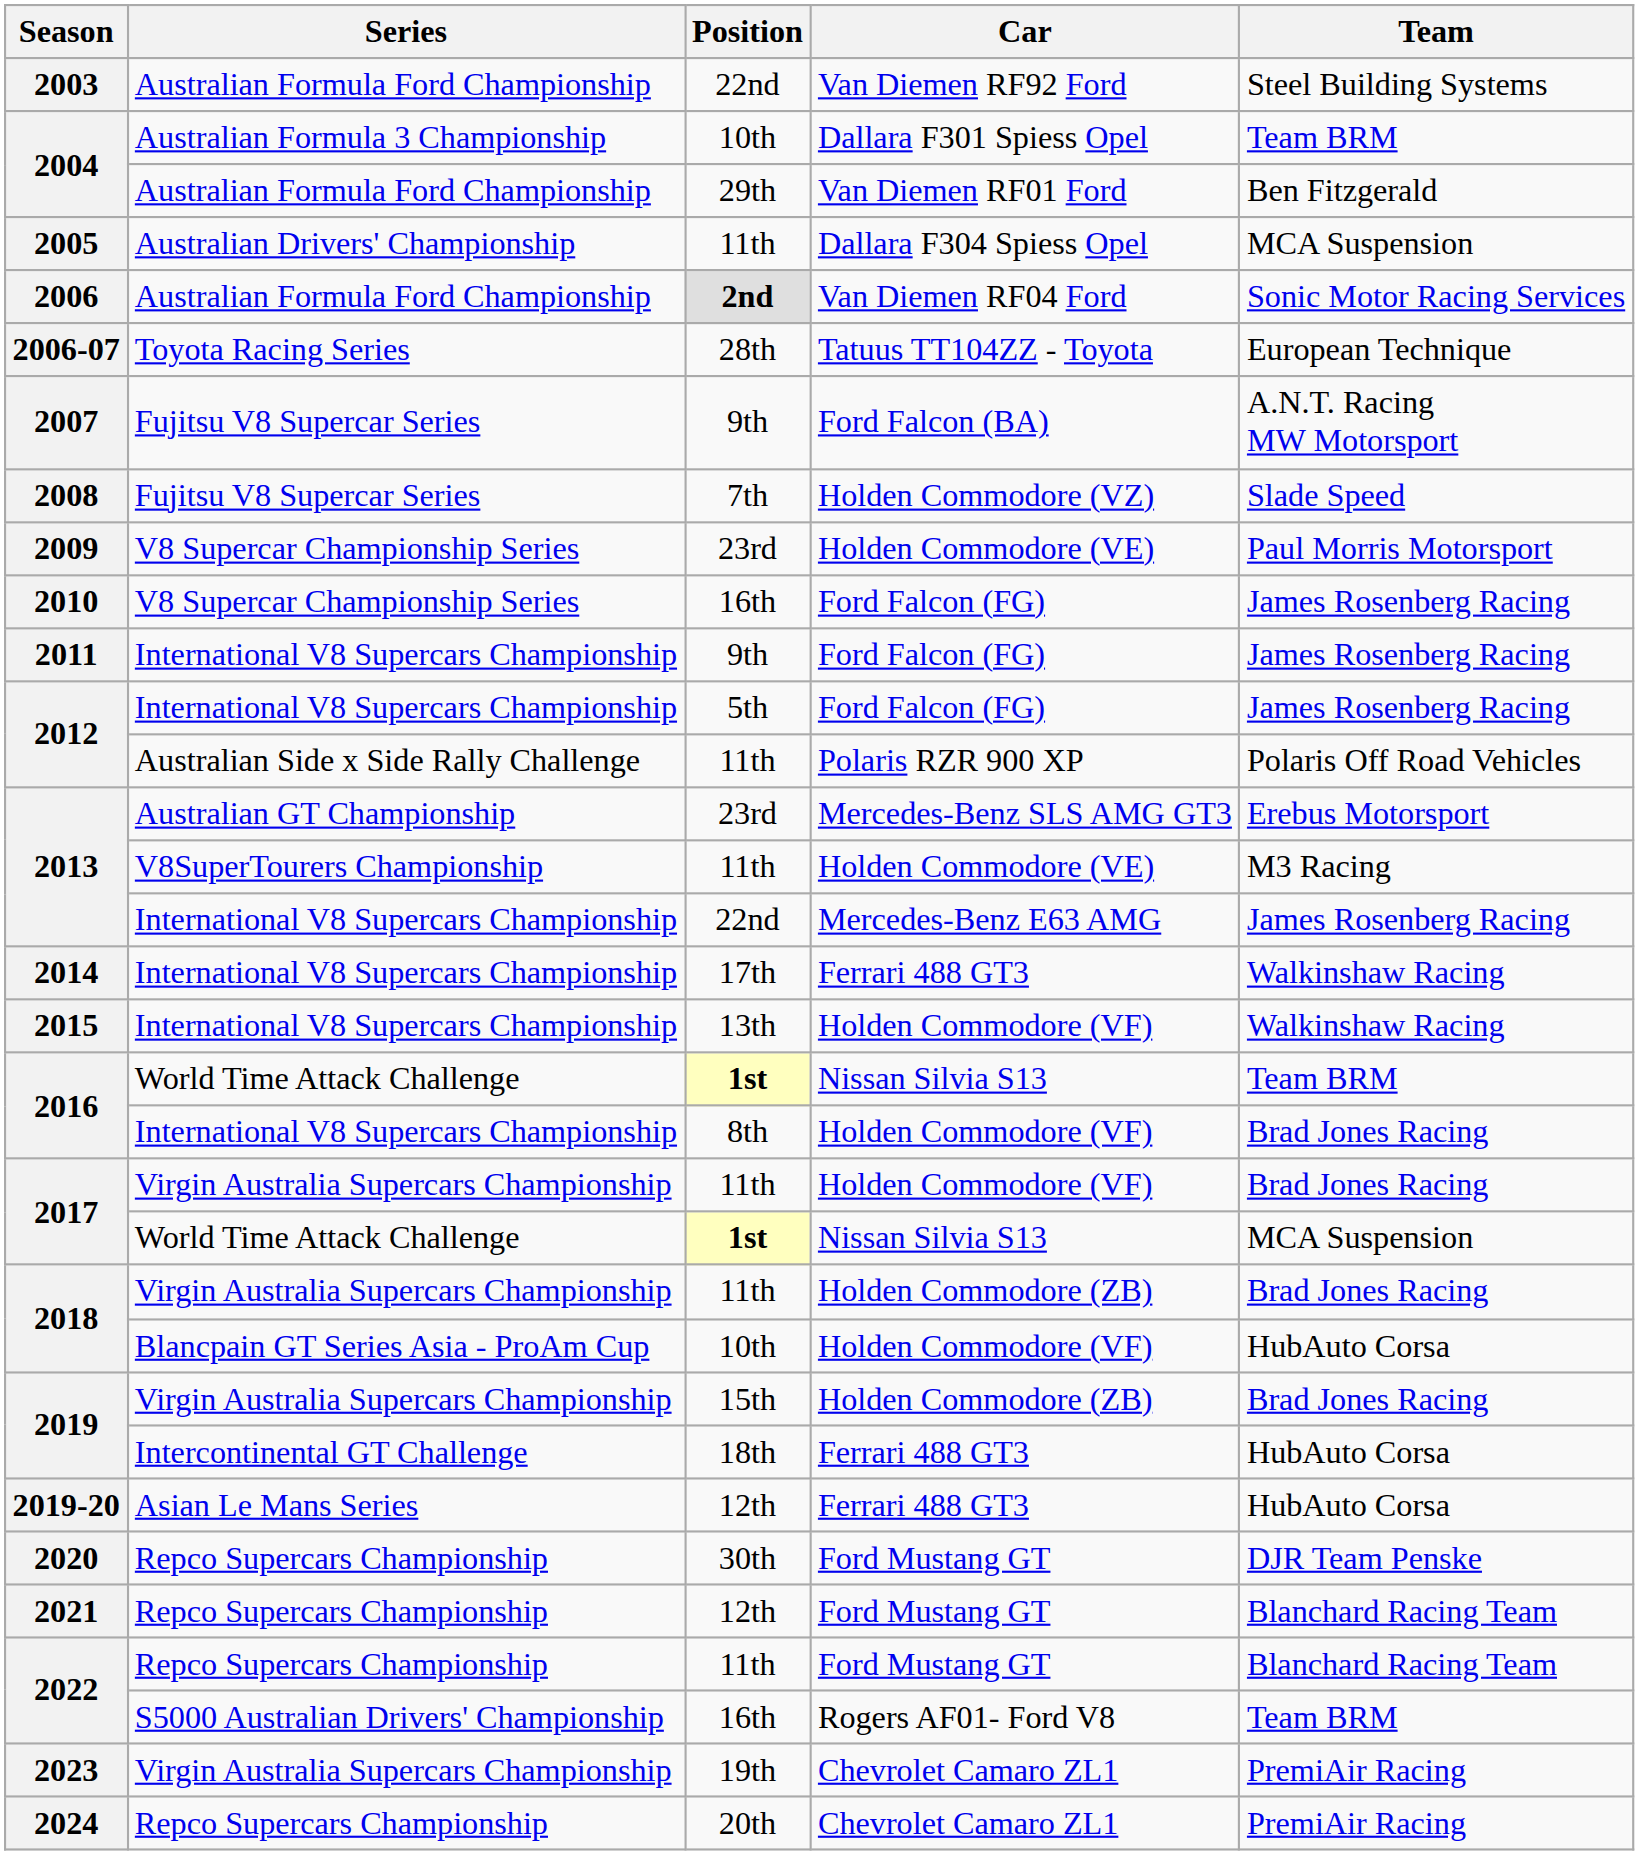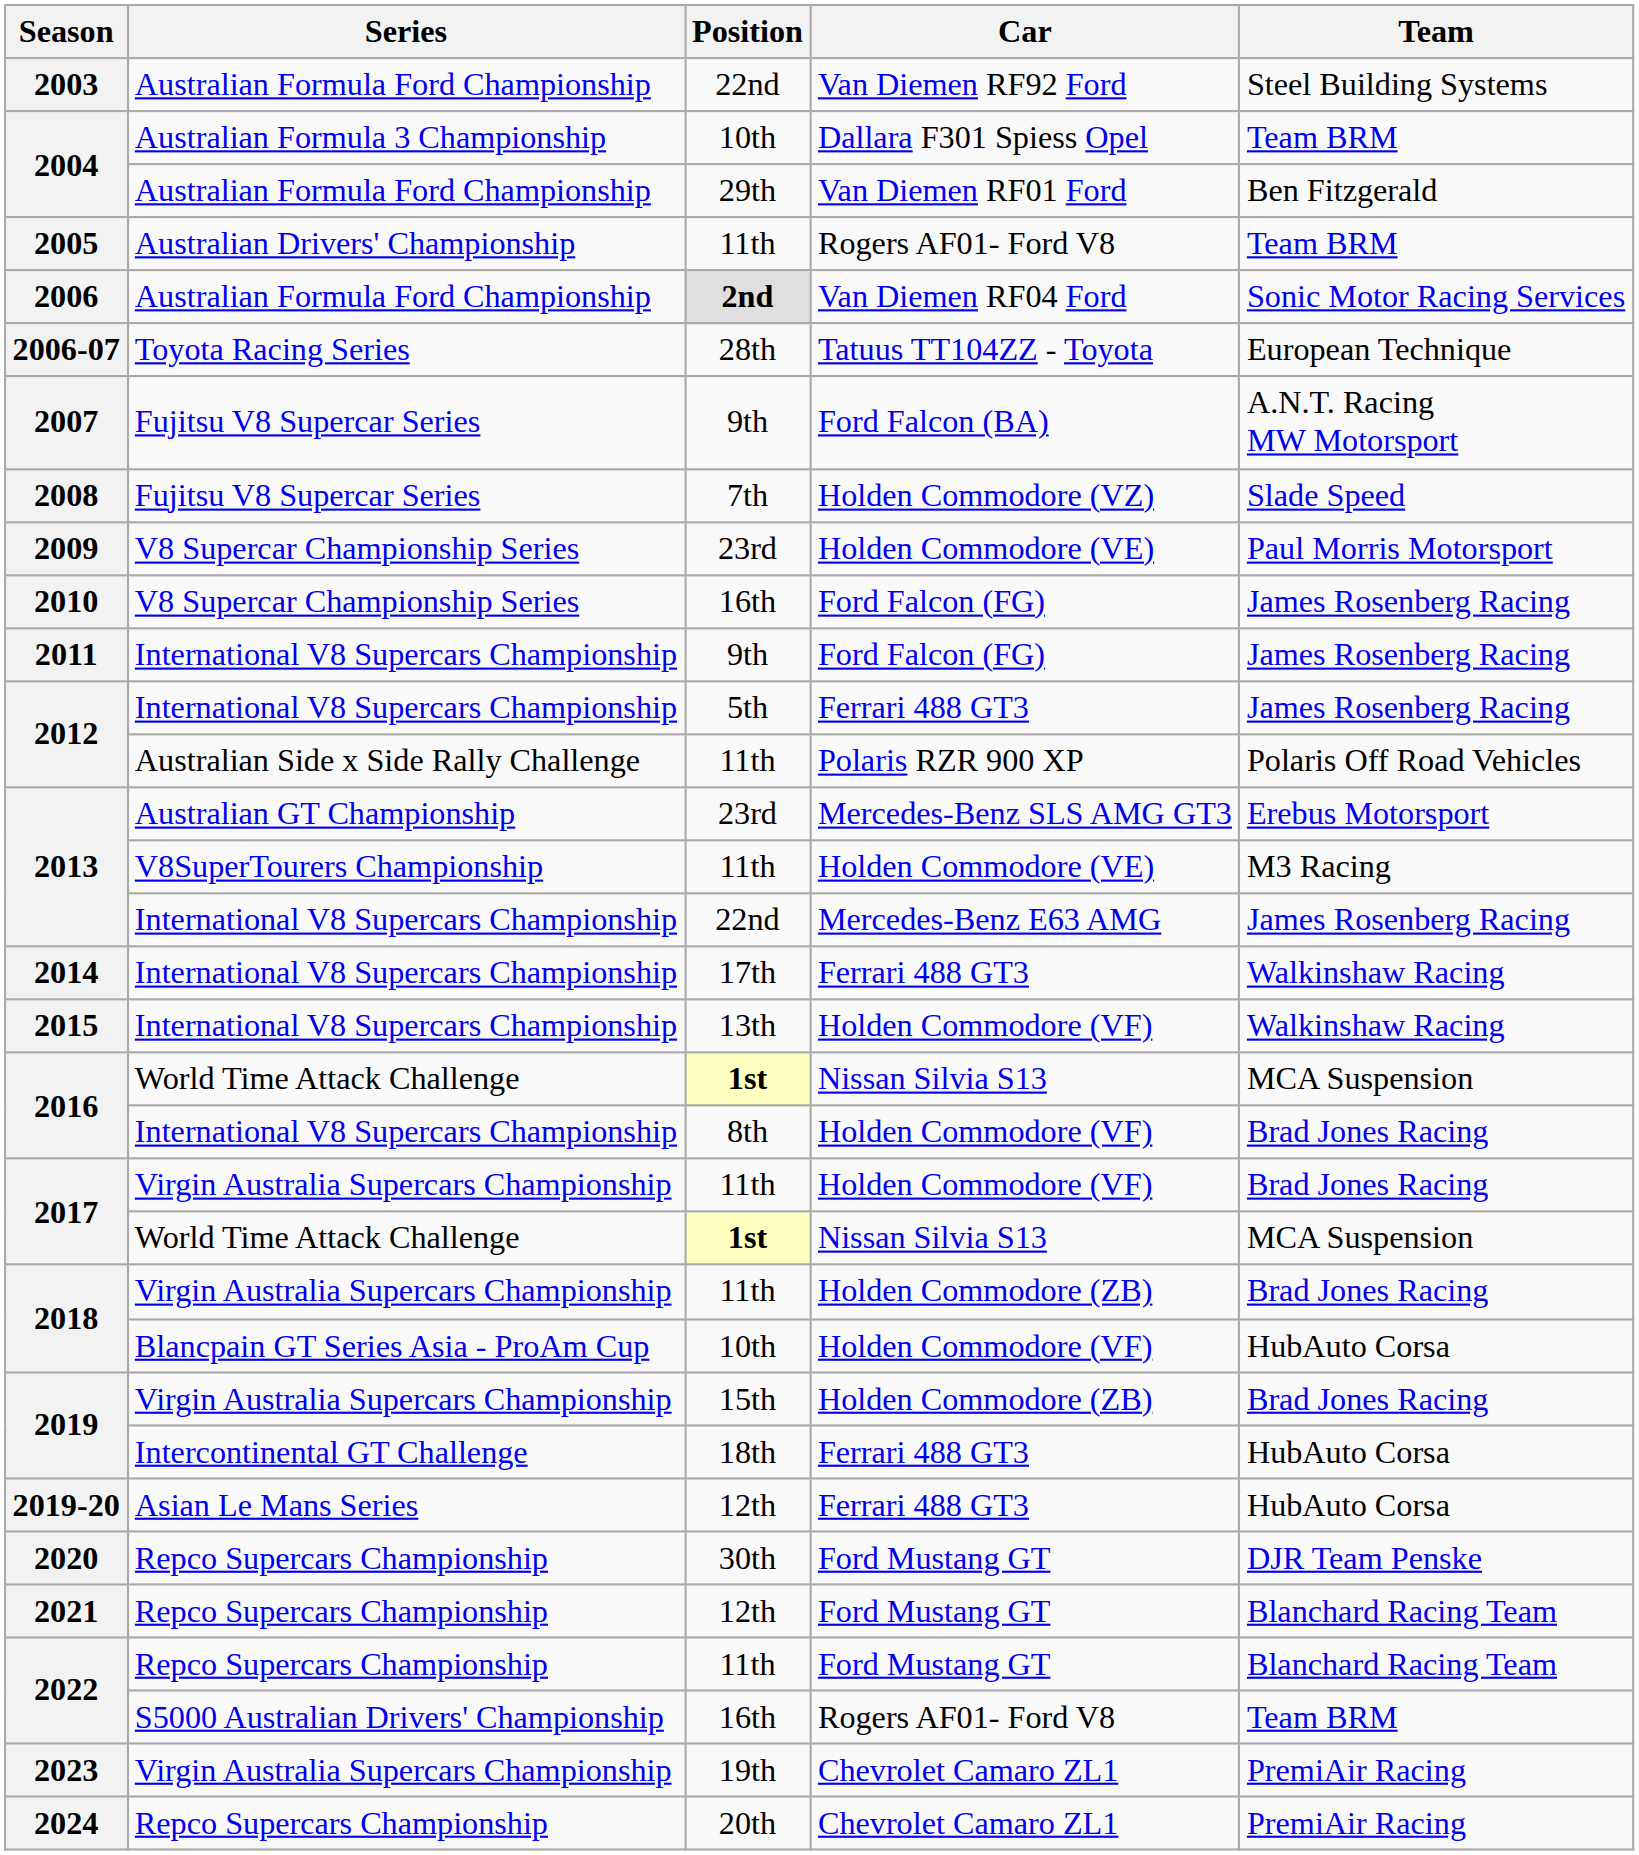(983, 243) Dallara F304 Spiess Opel -> (967, 243) Rogers AF01- Ford V8
(1360, 243) MCA Suspension -> (1322, 243) Team BRM
(931, 707) Ford Falcon (FG) -> (923, 707) Ferrari 488 GT3
(1322, 1078) Team BRM -> (1360, 1078) MCA Suspension
